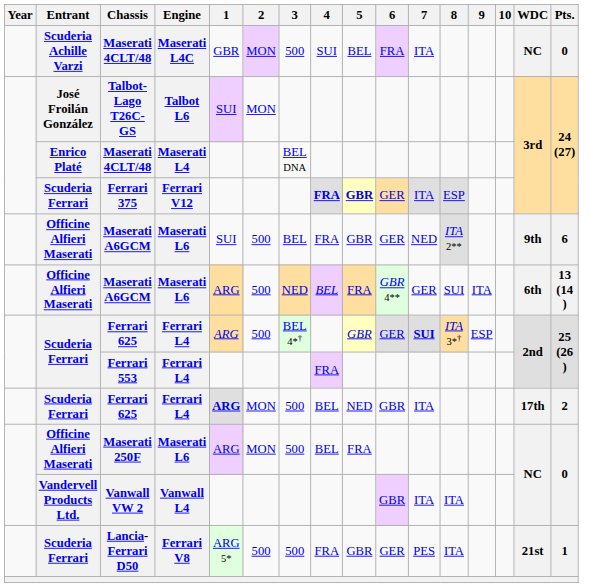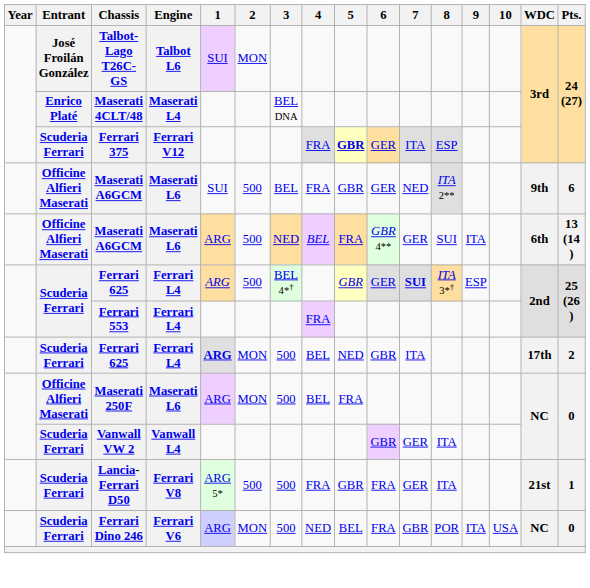- row: (128, 51)
(327, 196) bold -> (318, 145) normal
(68, 500) Vandervell Products Ltd. -> (64, 442) Scuderia Ferrari
(424, 500) ITA -> (415, 442) GER
(392, 551) GER -> (383, 485) FRA
(424, 551) PES -> (415, 485) GER
+ row: (119, 528)
